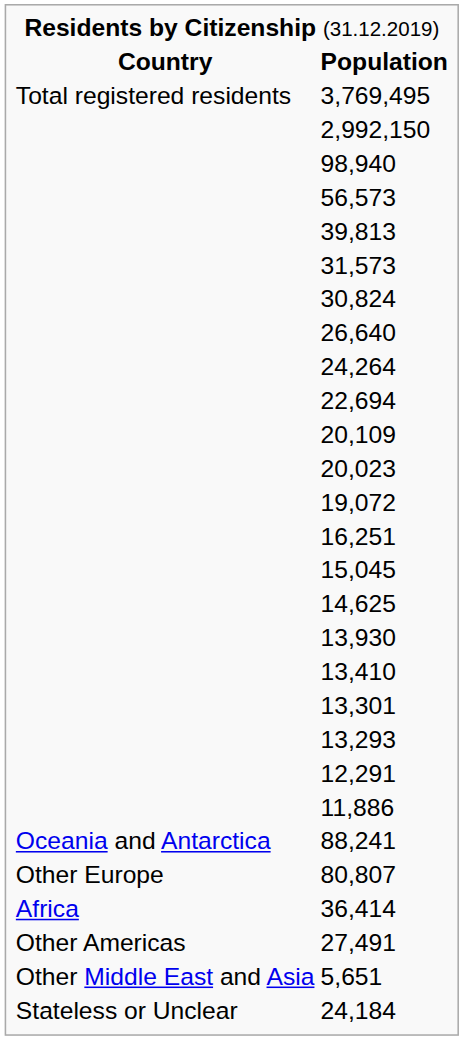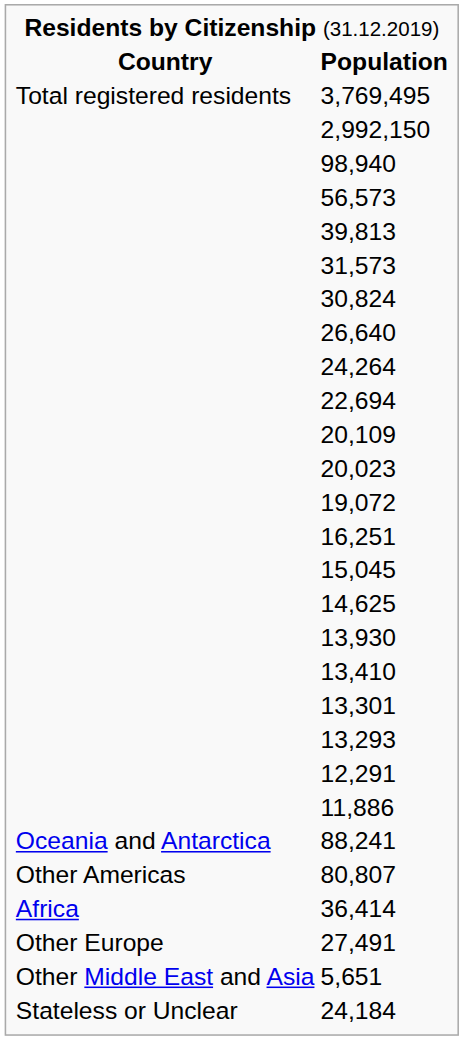(90, 875) Other Europe -> (101, 875) Other Americas
(101, 943) Other Americas -> (90, 943) Other Europe
